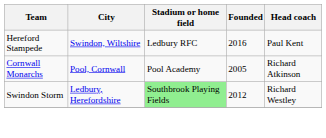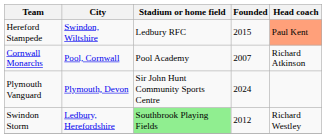(237, 43) 2016 -> (242, 32) 2015
(285, 43) no background -> (290, 32) lightsalmon background
(237, 69) 2005 -> (242, 58) 2007
+ row: (24, 89)
